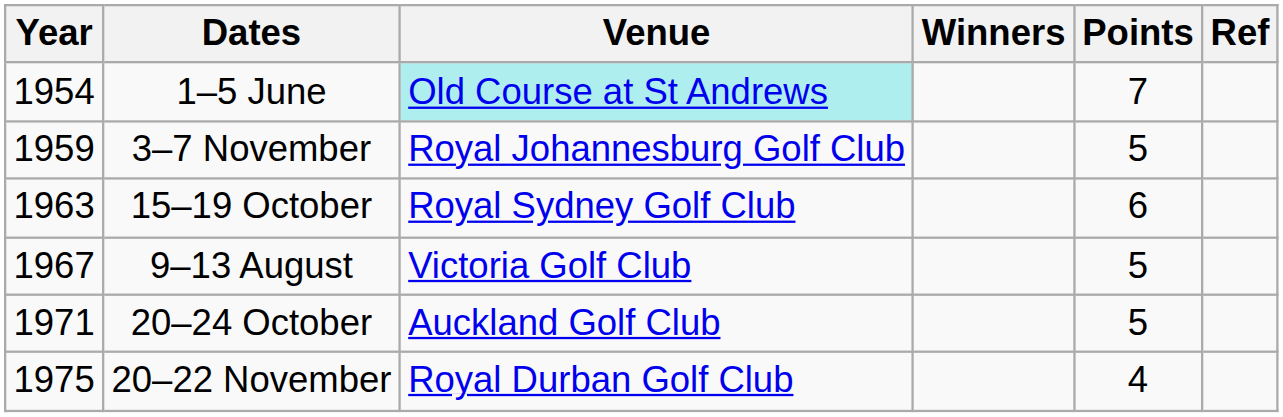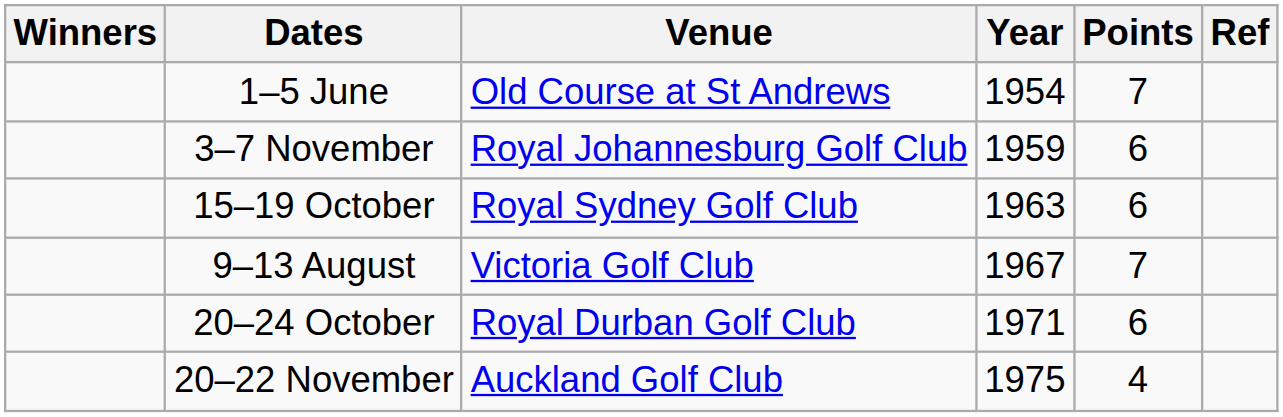columns swapped: (54, 33) <-> (994, 33)
(618, 91) paleturquoise background -> (681, 91) no background
(1138, 149) 5 -> (1138, 149) 6
(1138, 264) 5 -> (1138, 264) 7
(564, 322) Auckland Golf Club -> (663, 322) Royal Durban Golf Club
(1138, 322) 5 -> (1138, 322) 6
(601, 380) Royal Durban Golf Club -> (627, 380) Auckland Golf Club
